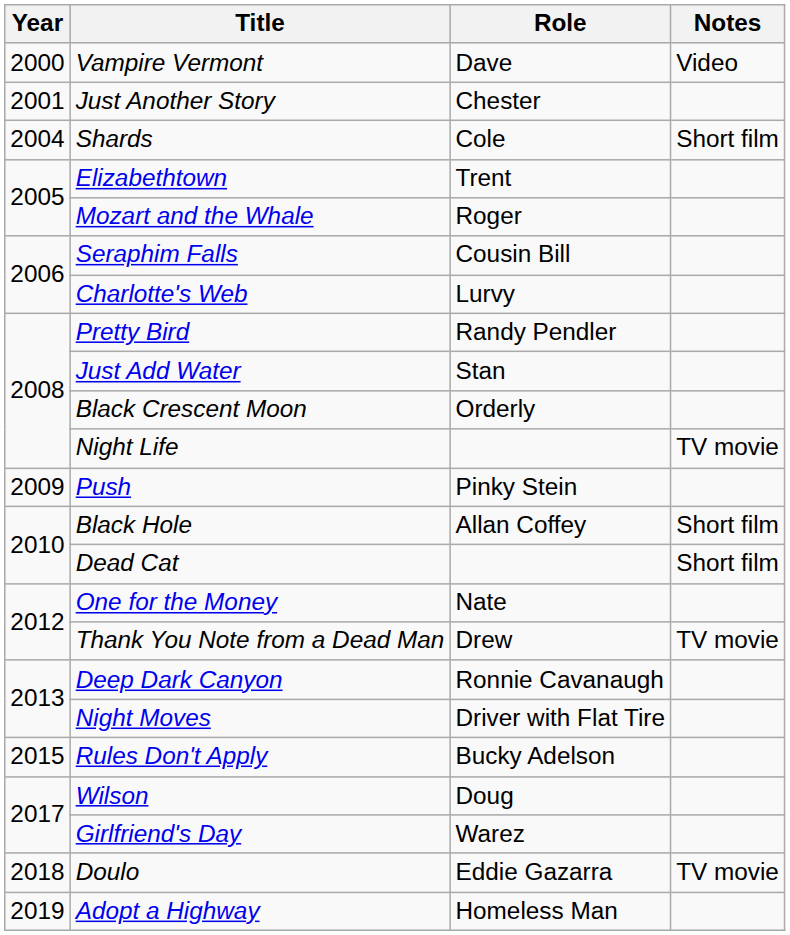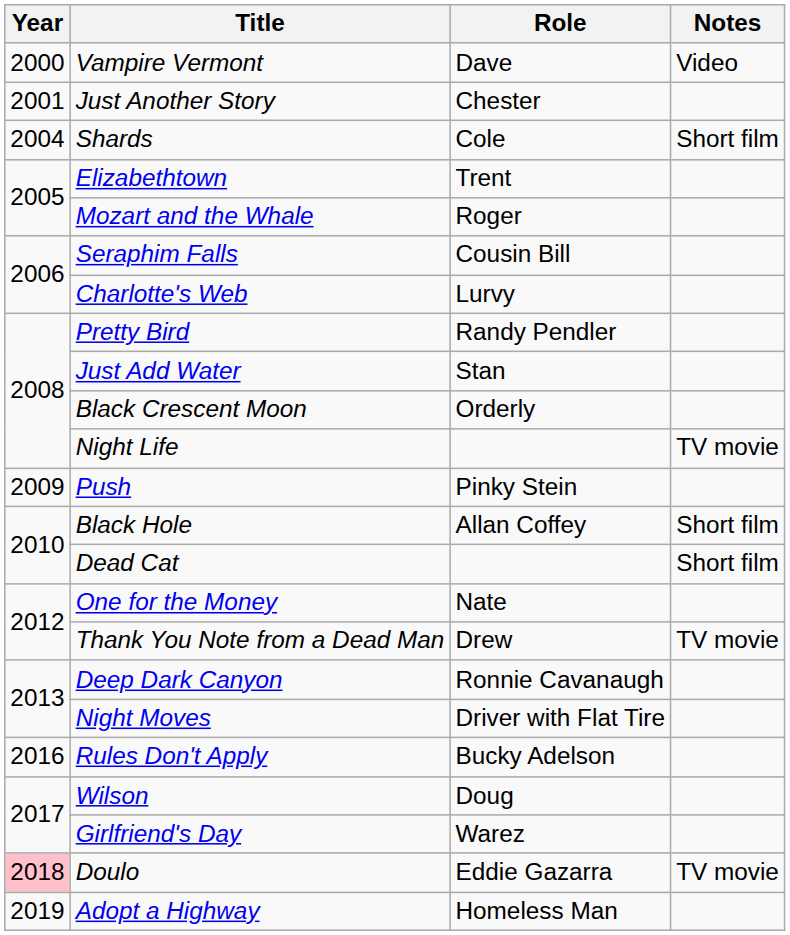(37, 756) 2015 -> (37, 756) 2016
(37, 872) no background -> (37, 872) pink background
